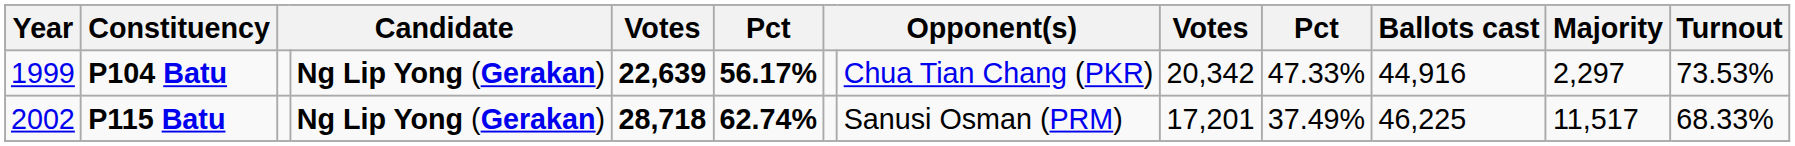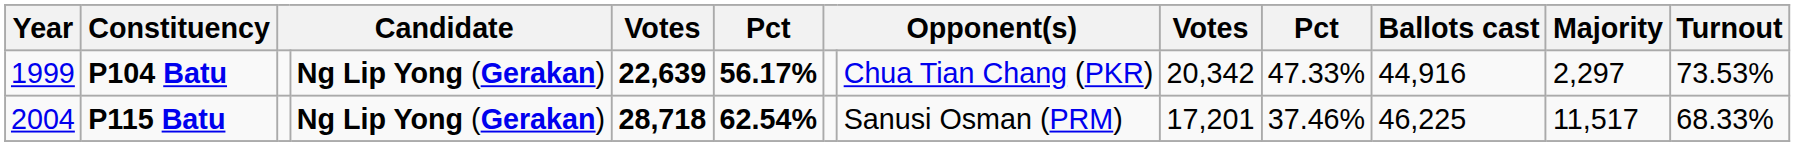(43, 119) 2002 -> (43, 119) 2004
(768, 119) 62.74% -> (768, 119) 62.54%
(1316, 119) 37.49% -> (1316, 119) 37.46%
